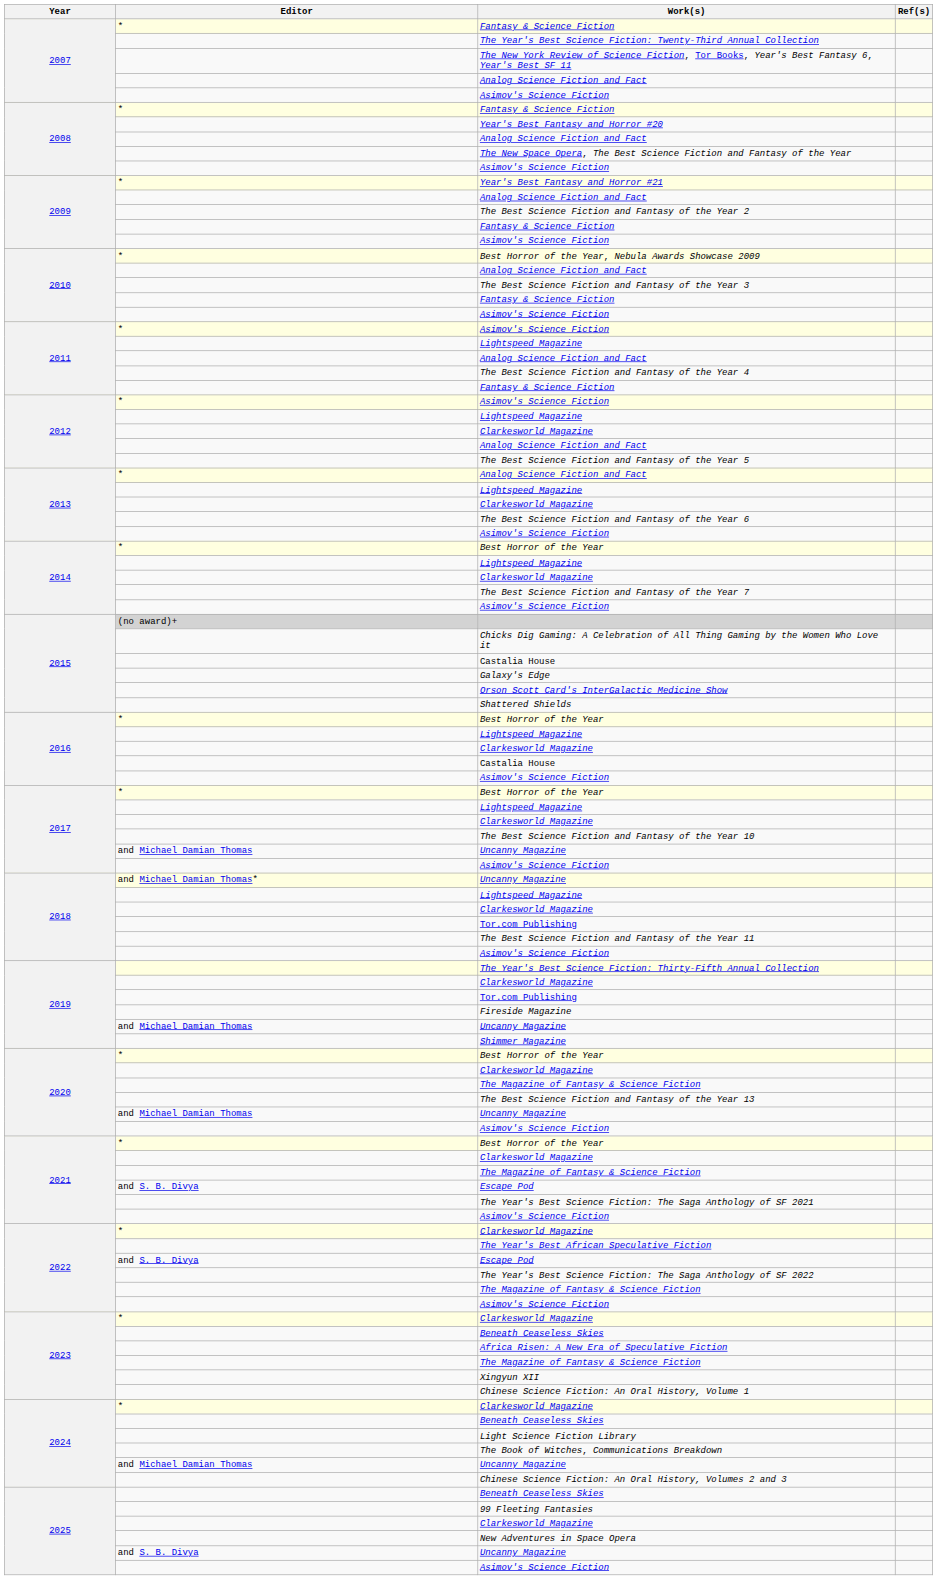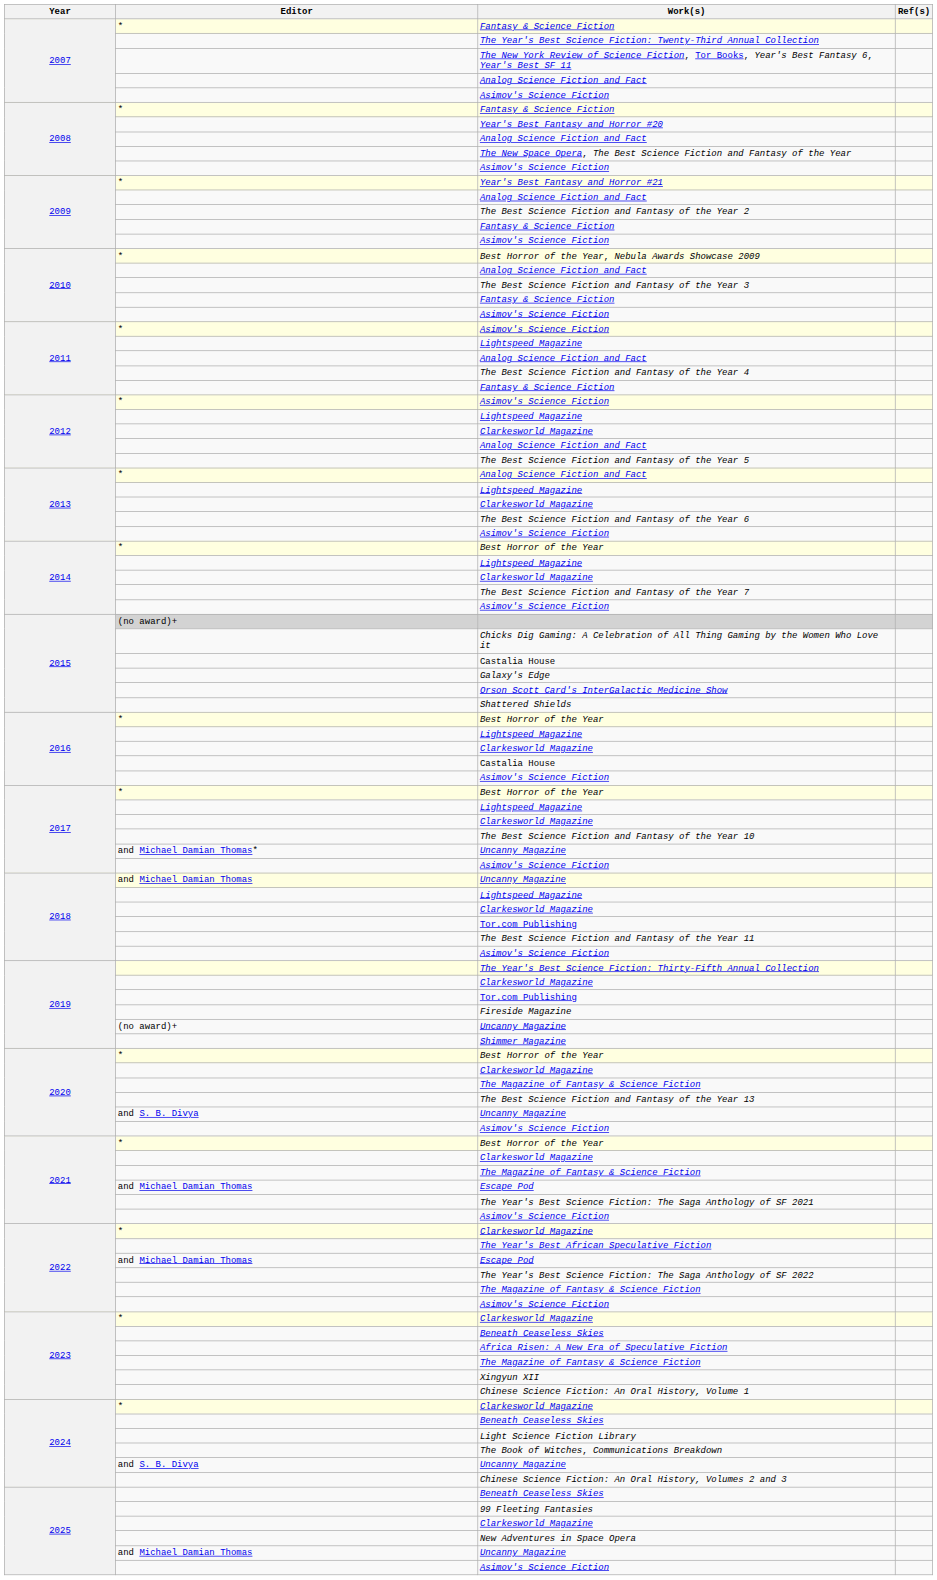(185, 851) and Michael Damian Thomas -> (188, 851) and Michael Damian Thomas*
(188, 880) and Michael Damian Thomas* -> (185, 880) and Michael Damian Thomas
(185, 1026) and Michael Damian Thomas -> (147, 1026) (no award)+
(185, 1114) and Michael Damian Thomas -> (158, 1114) and S. B. Divya
(158, 1187) and S. B. Divya -> (185, 1187) and Michael Damian Thomas
(158, 1260) and S. B. Divya -> (185, 1260) and Michael Damian Thomas
(185, 1465) and Michael Damian Thomas -> (158, 1465) and S. B. Divya
(158, 1553) and S. B. Divya -> (185, 1553) and Michael Damian Thomas
